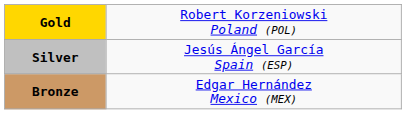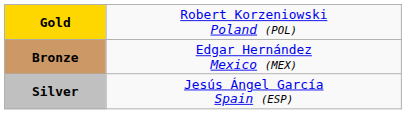rows swapped: (55, 57) <-> (55, 92)
